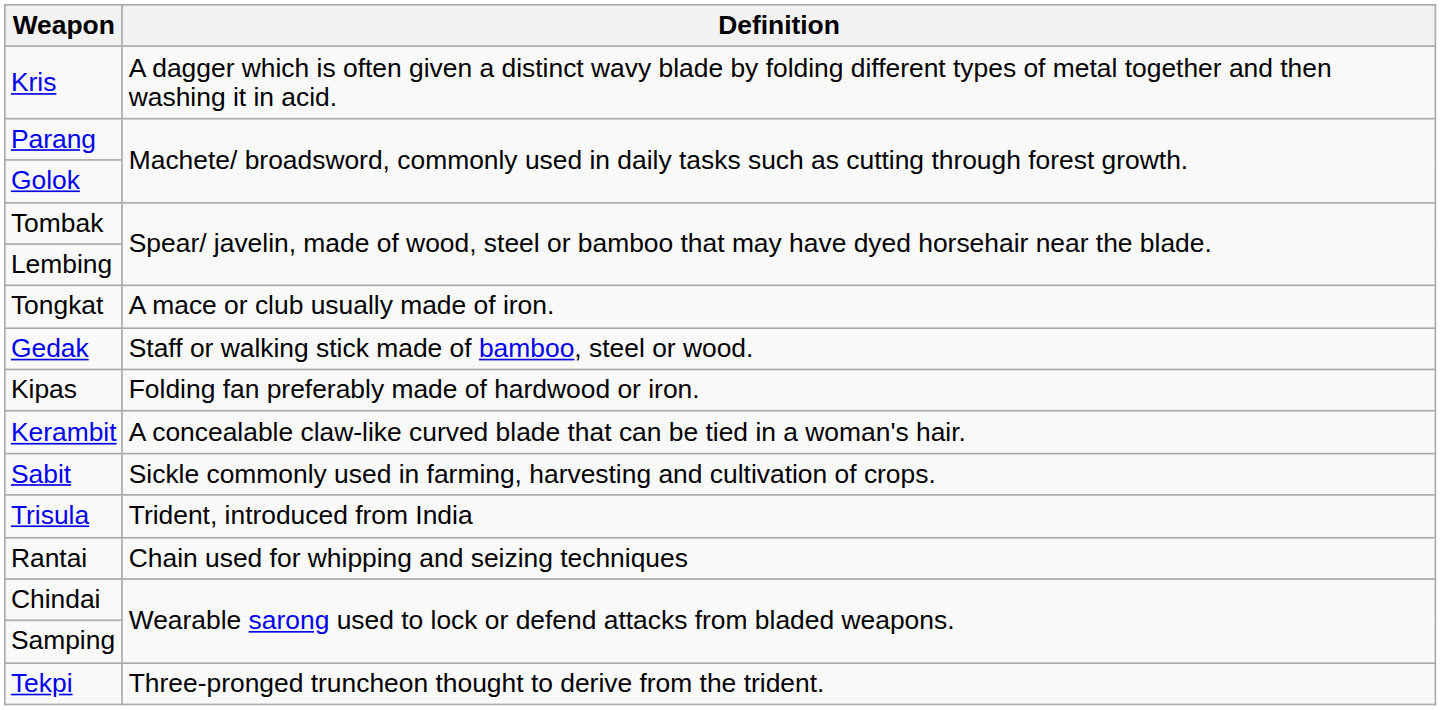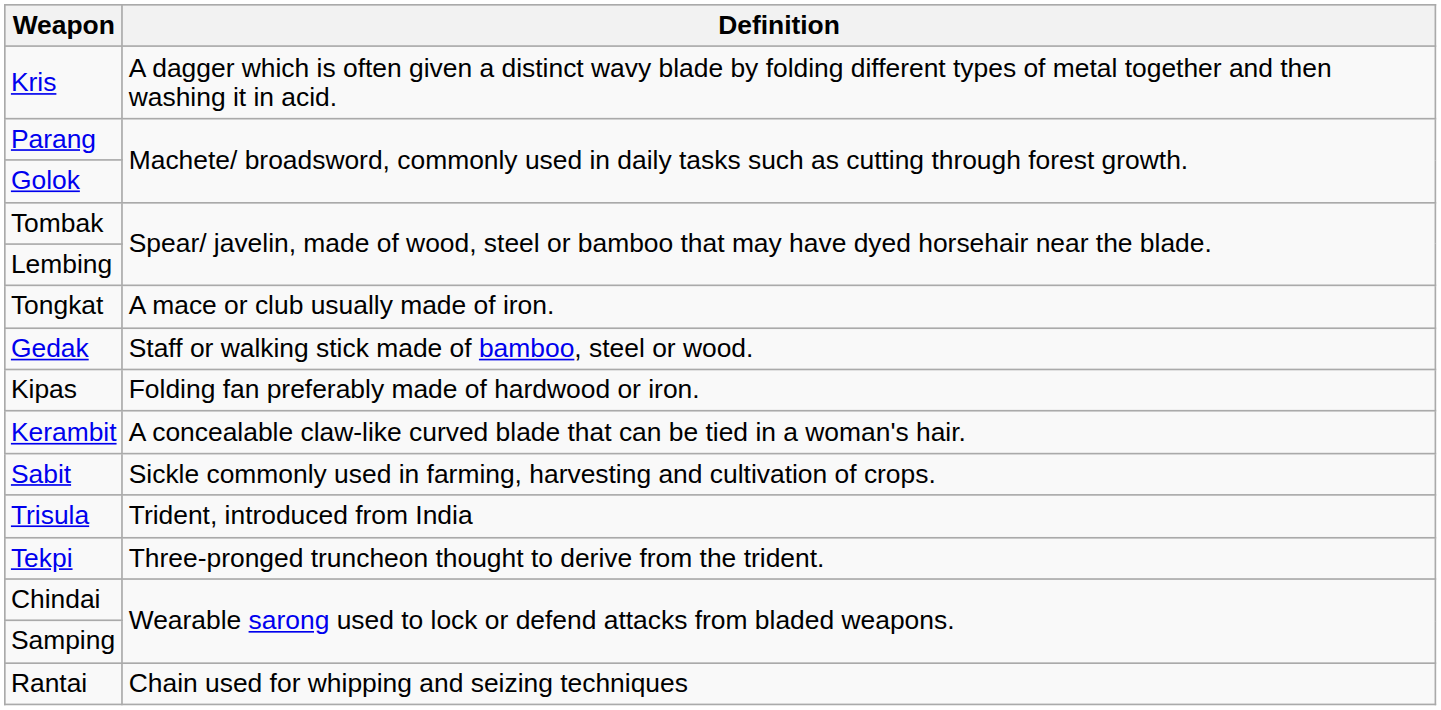rows swapped: (42, 683) <-> (49, 557)
